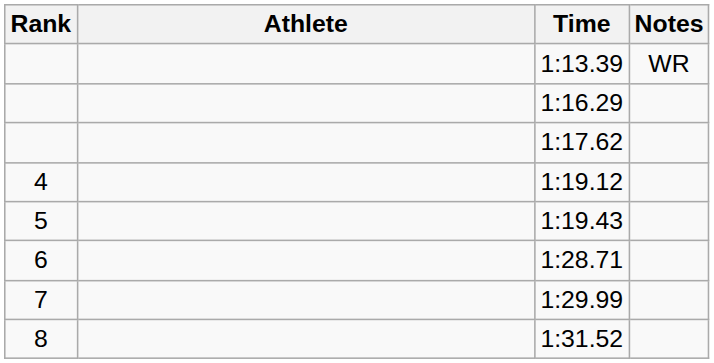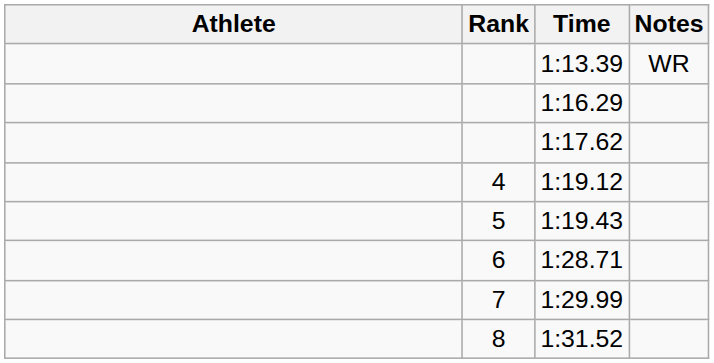columns swapped: (41, 24) <-> (306, 24)
